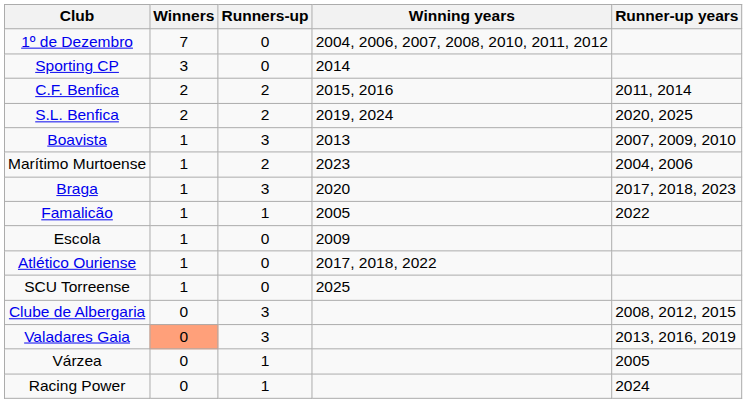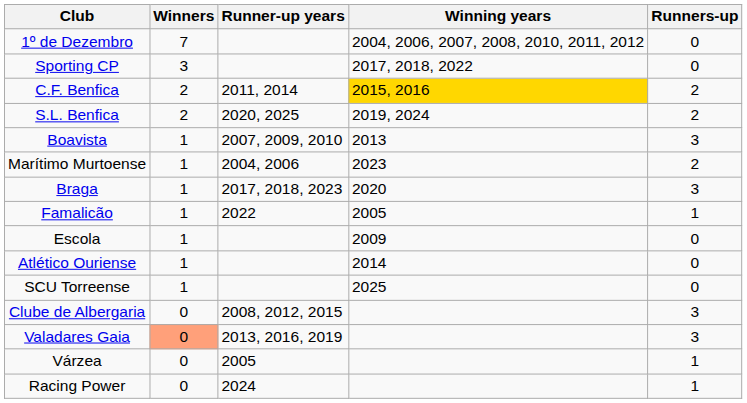columns swapped: (265, 16) <-> (677, 16)
(333, 66) 2014 -> (412, 66) 2017, 2018, 2022
(355, 90) no background -> (391, 90) gold background
(376, 262) 2017, 2018, 2022 -> (369, 262) 2014
